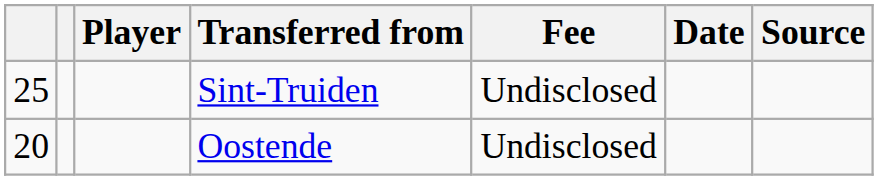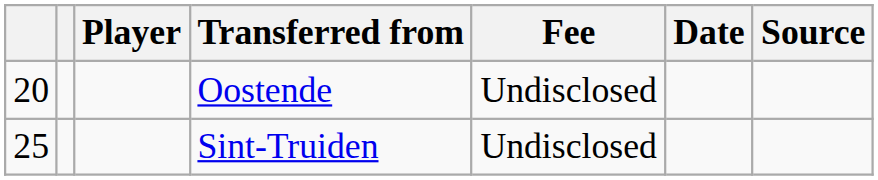rows swapped: (288, 89) <-> (265, 145)
